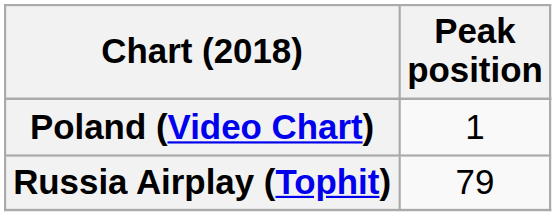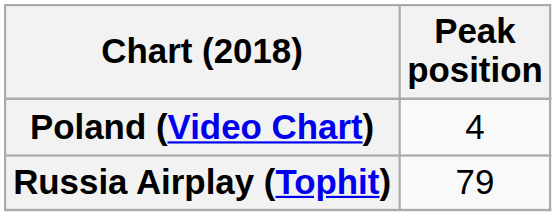(475, 126) 1 -> (475, 126) 4
